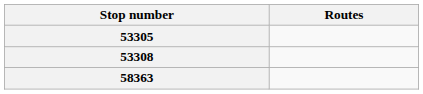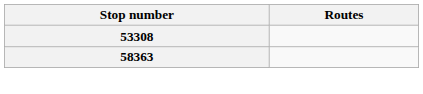- row: (137, 36)
